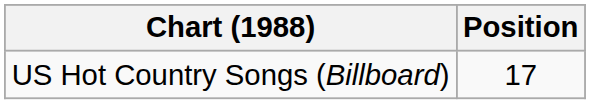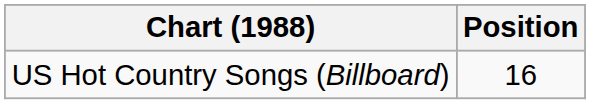(521, 74) 17 -> (521, 74) 16
